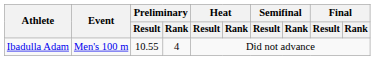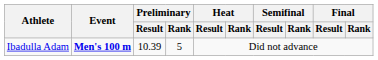(101, 47) normal -> (102, 47) bold
(147, 47) 10.55 -> (149, 47) 10.39
(177, 47) 4 -> (179, 47) 5
